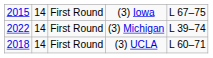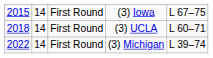rows swapped: (136, 45) <-> (136, 28)
